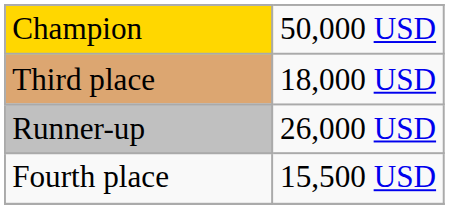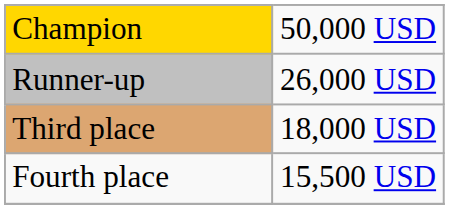rows swapped: (79, 128) <-> (84, 78)
